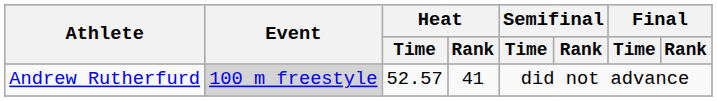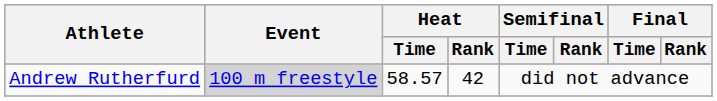(415, 80) 52.57 -> (415, 80) 58.57
(473, 80) 41 -> (473, 80) 42
